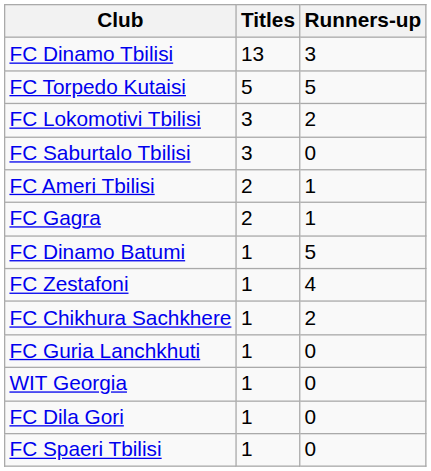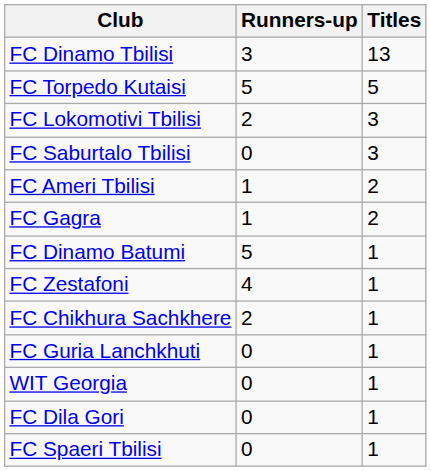columns swapped: (268, 20) <-> (363, 20)
